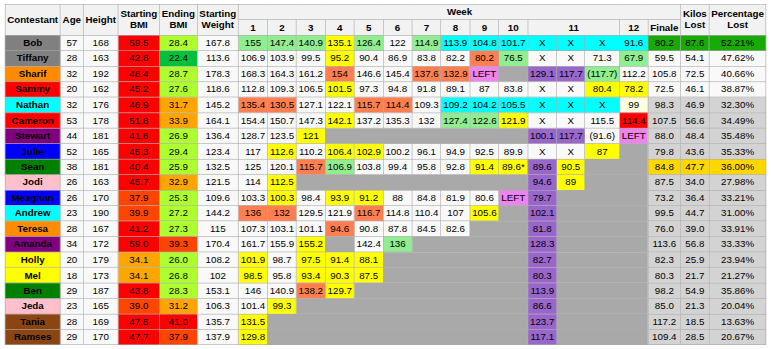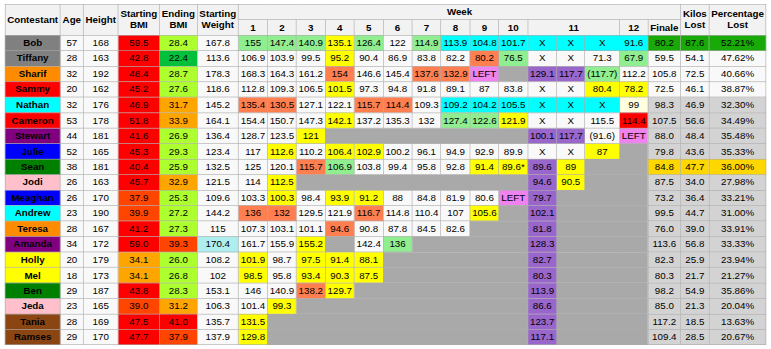(178, 151) 29.4 -> (178, 151) 29.3
(484, 151) 92.5 -> (484, 151) 92.9
(571, 167) 90.5 -> (571, 167) 89
(571, 182) 89 -> (571, 182) 90.5
(218, 244) no background -> (218, 244) paleturquoise background
